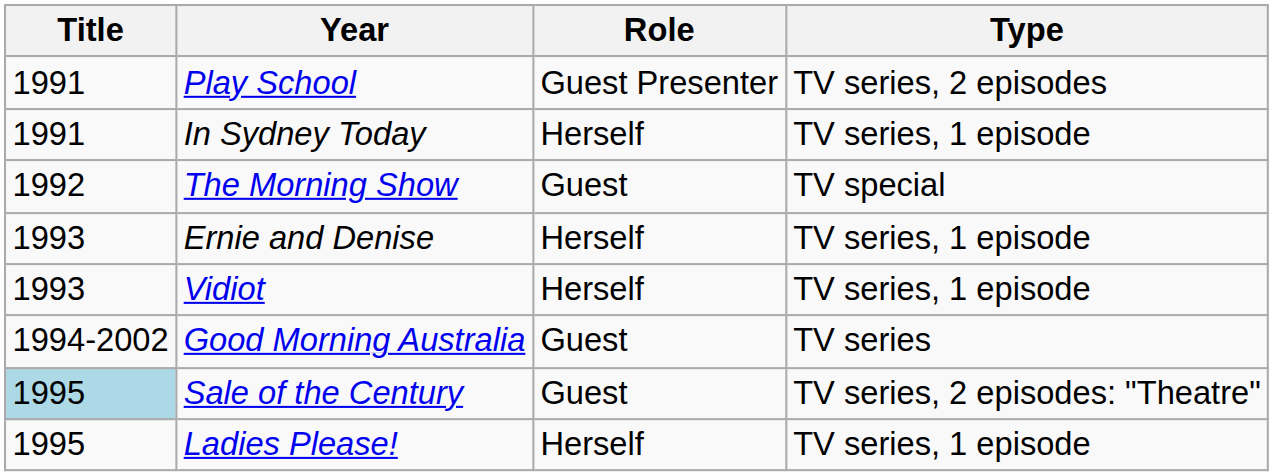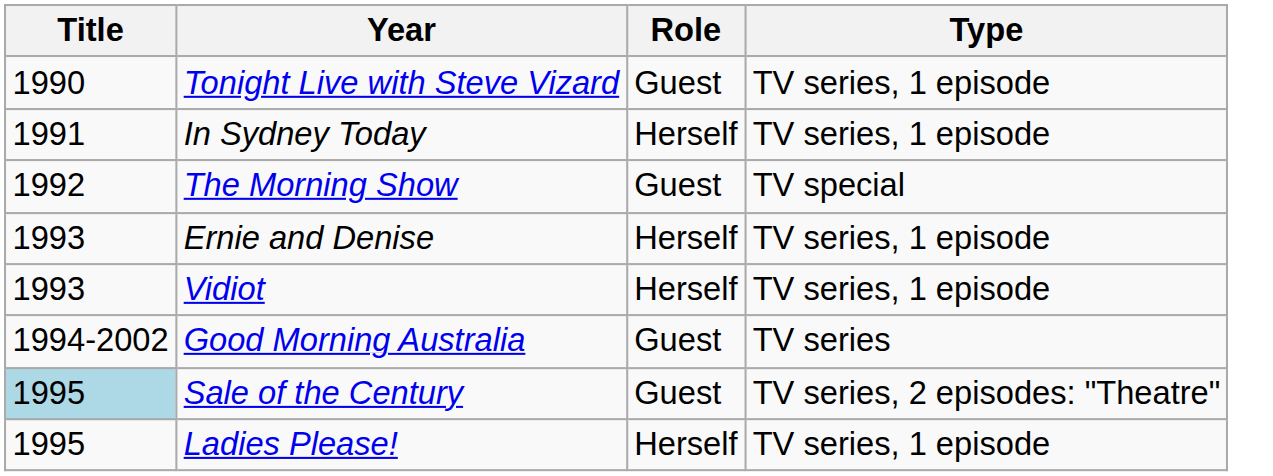+ row: (401, 82)
- row: (270, 82)
